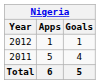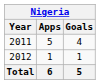rows swapped: (20, 57) <-> (20, 42)
